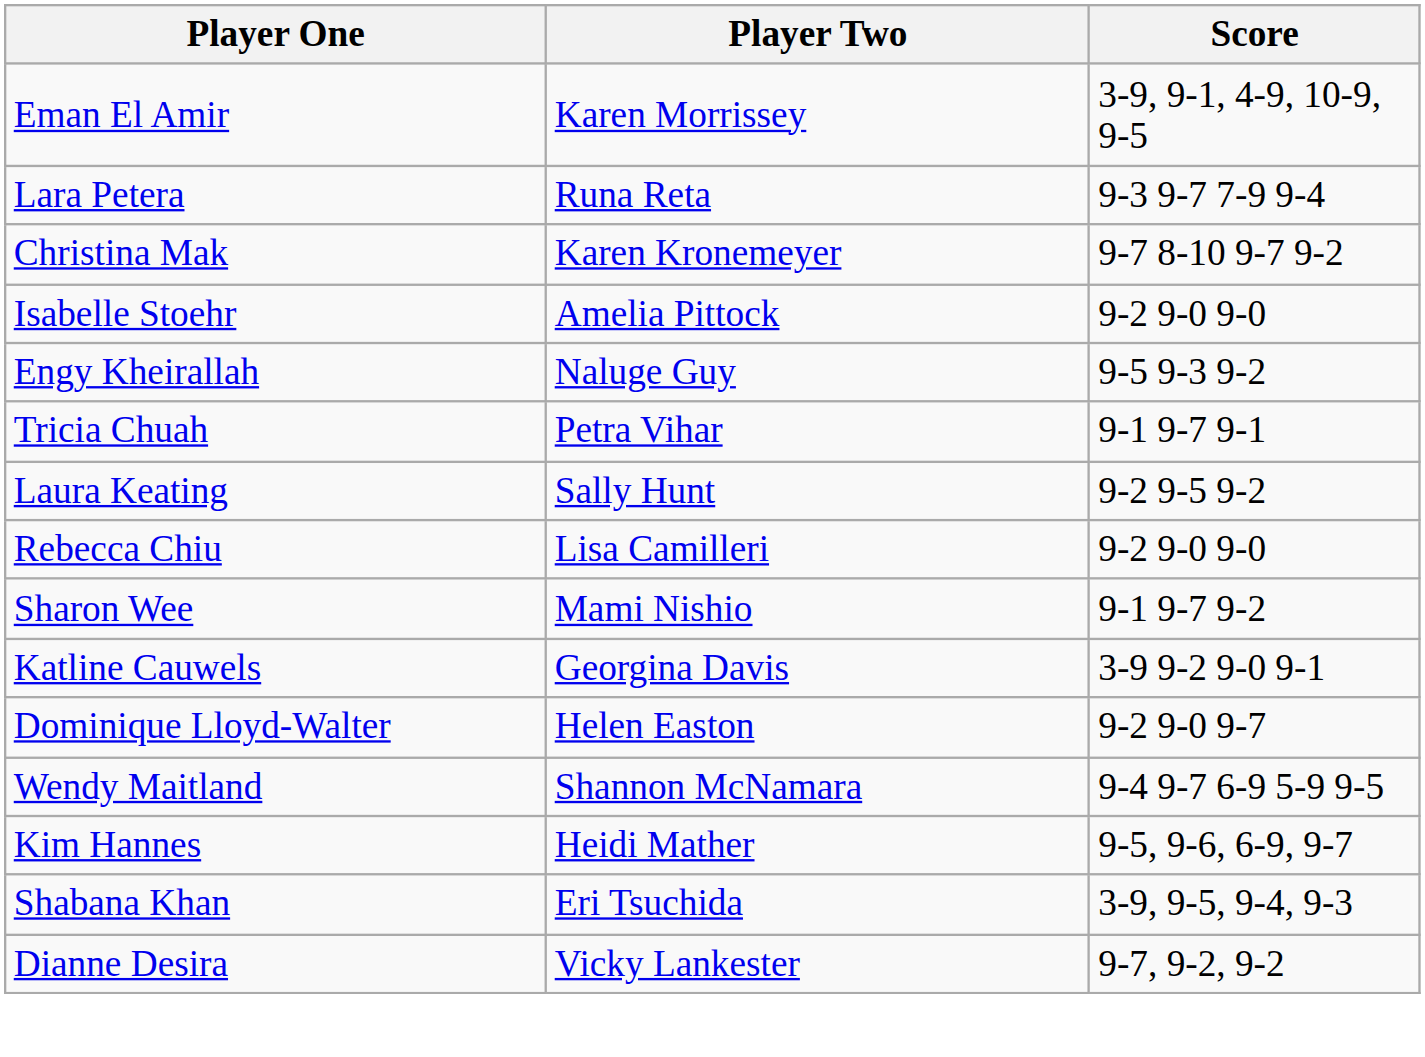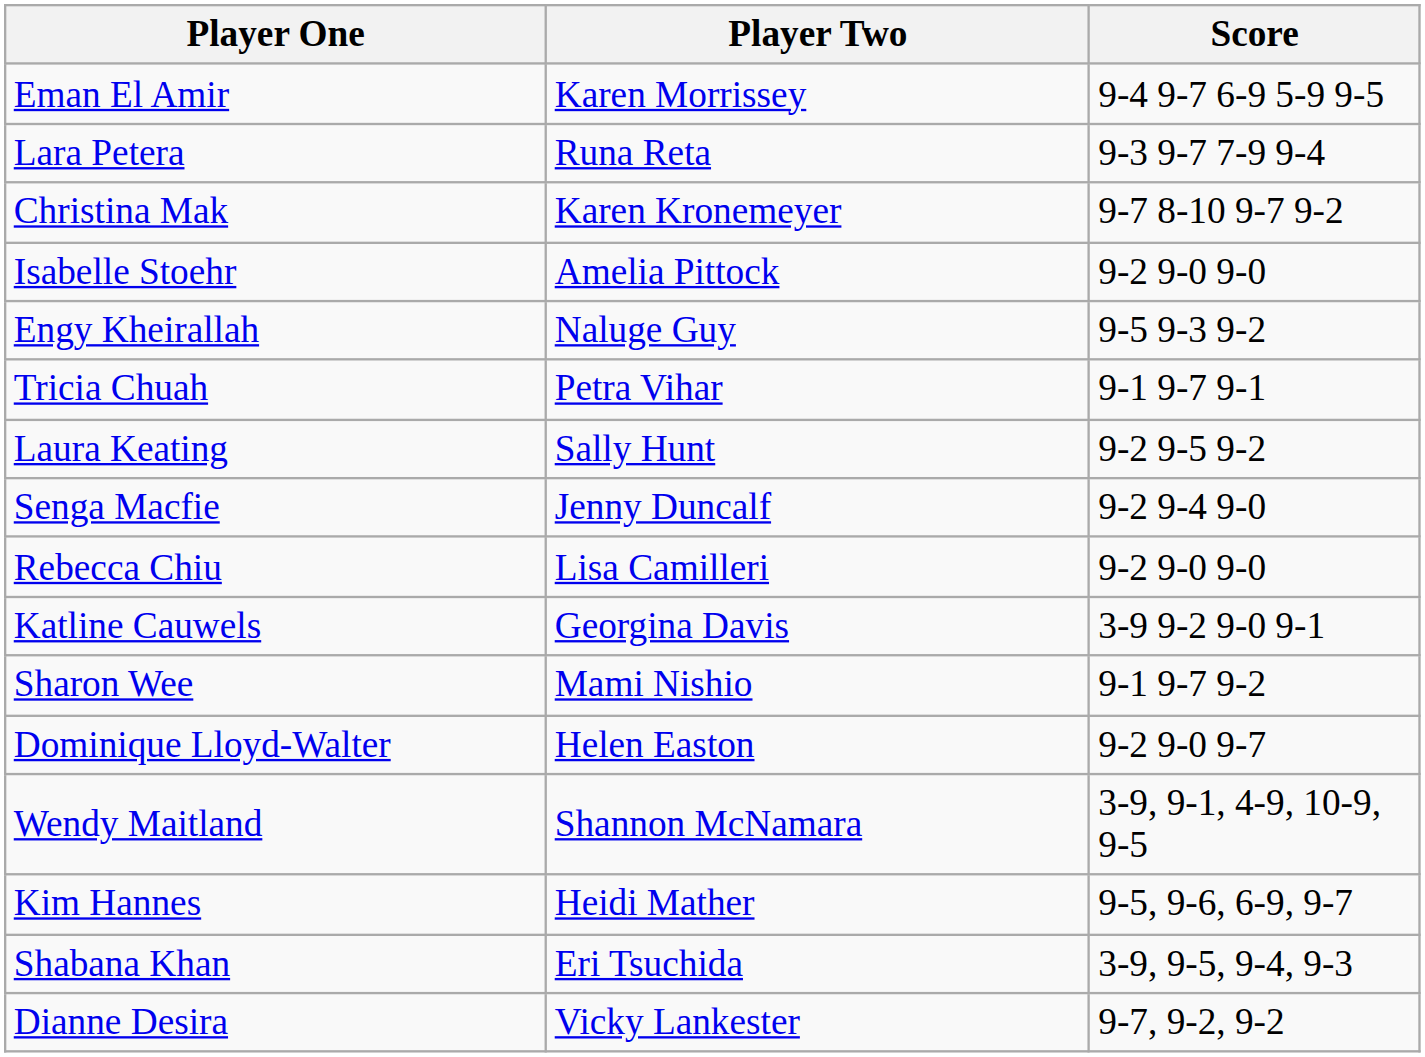(1240, 114) 3-9, 9-1, 4-9, 10-9, 9-5 -> (1241, 93) 9-4 9-7 6-9 5-9 9-5
+ row: (117, 507)
rows swapped: (137, 667) <-> (104, 608)
(1241, 785) 9-4 9-7 6-9 5-9 9-5 -> (1240, 823) 3-9, 9-1, 4-9, 10-9, 9-5
